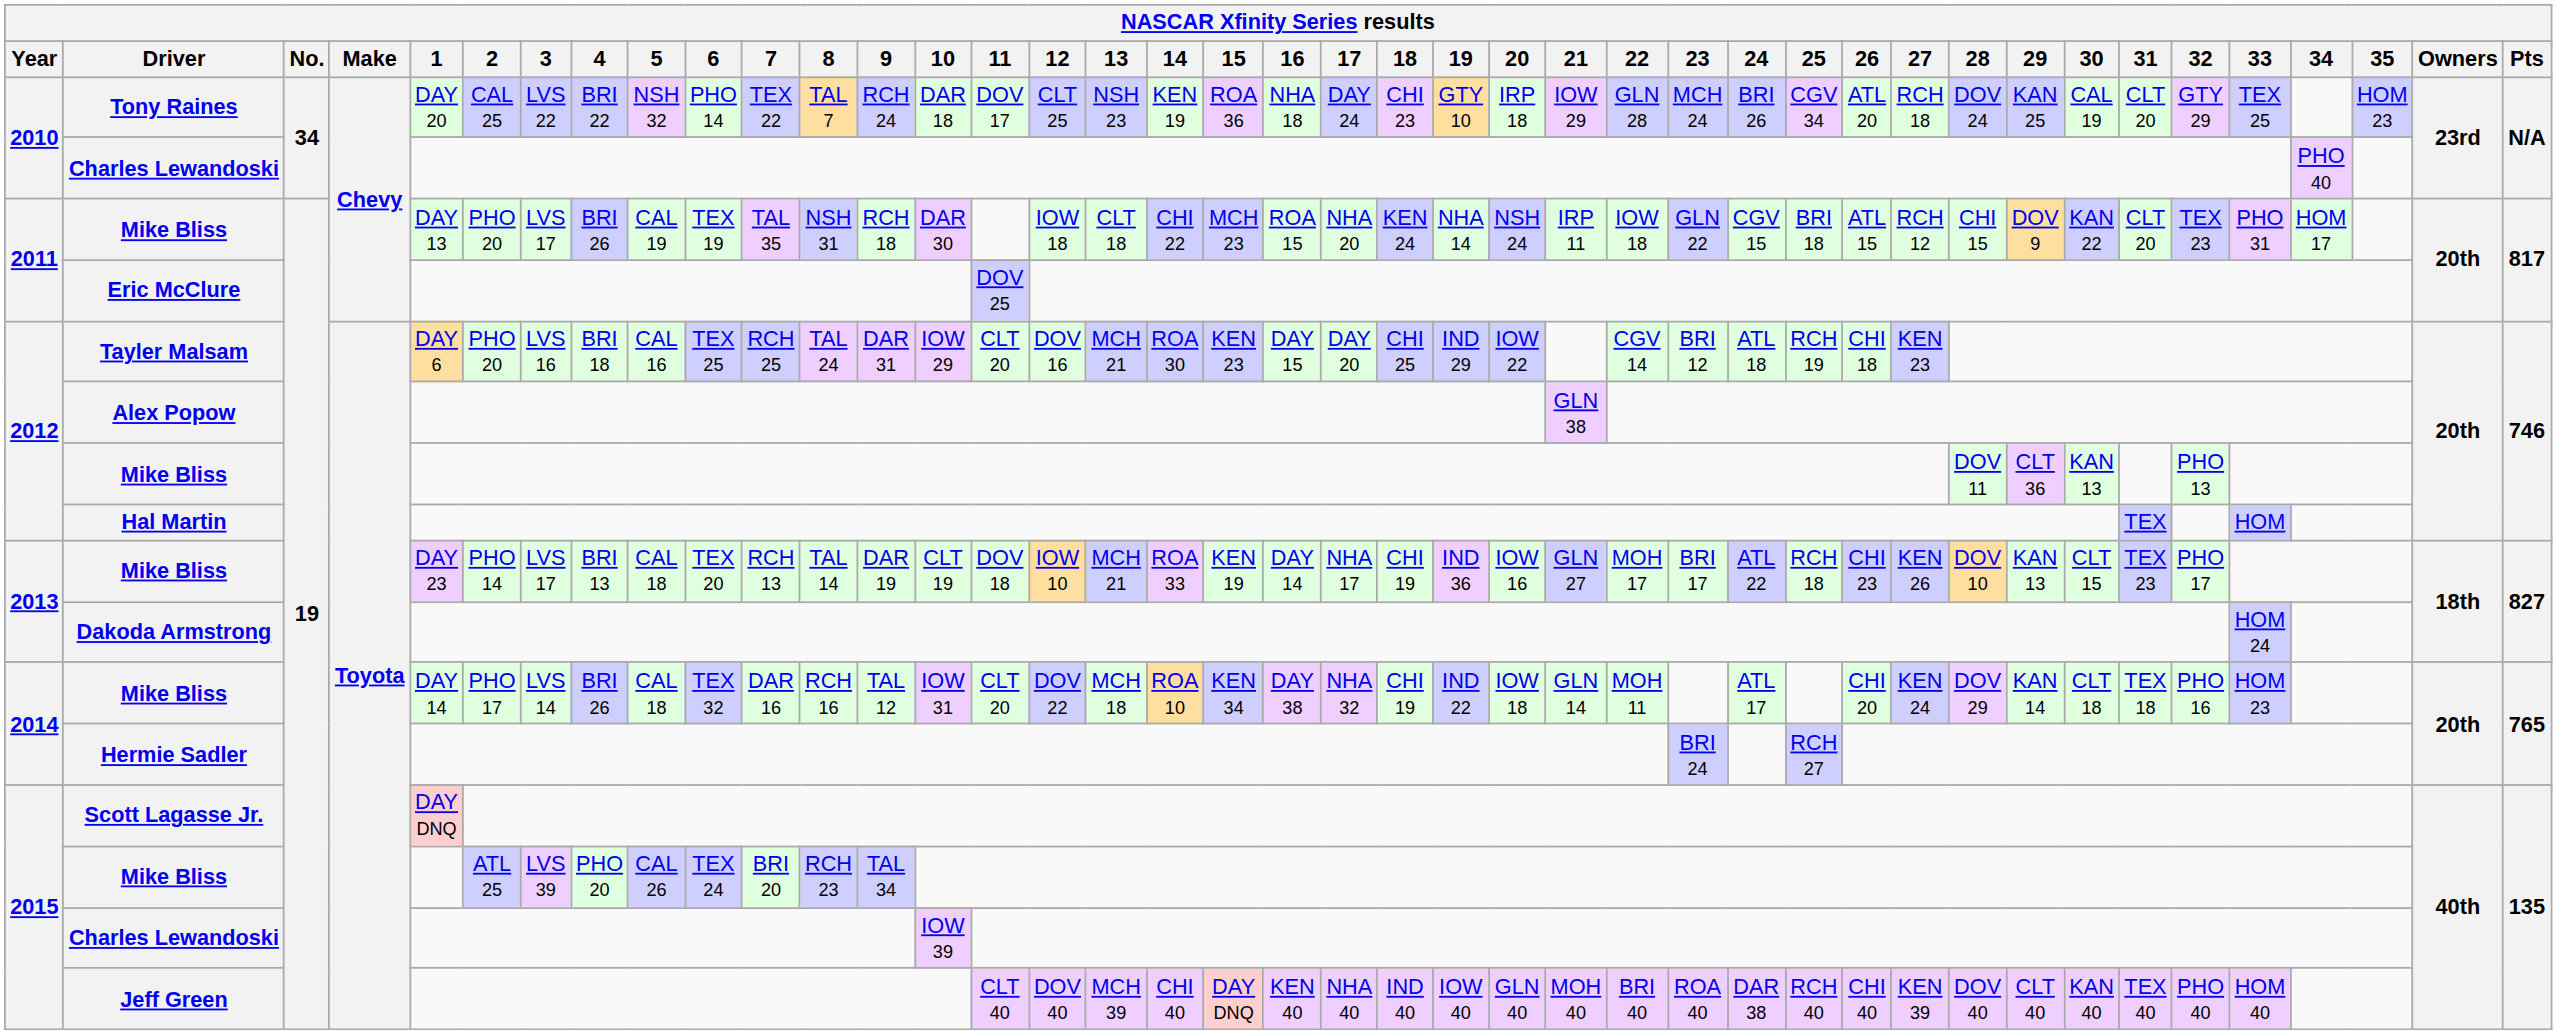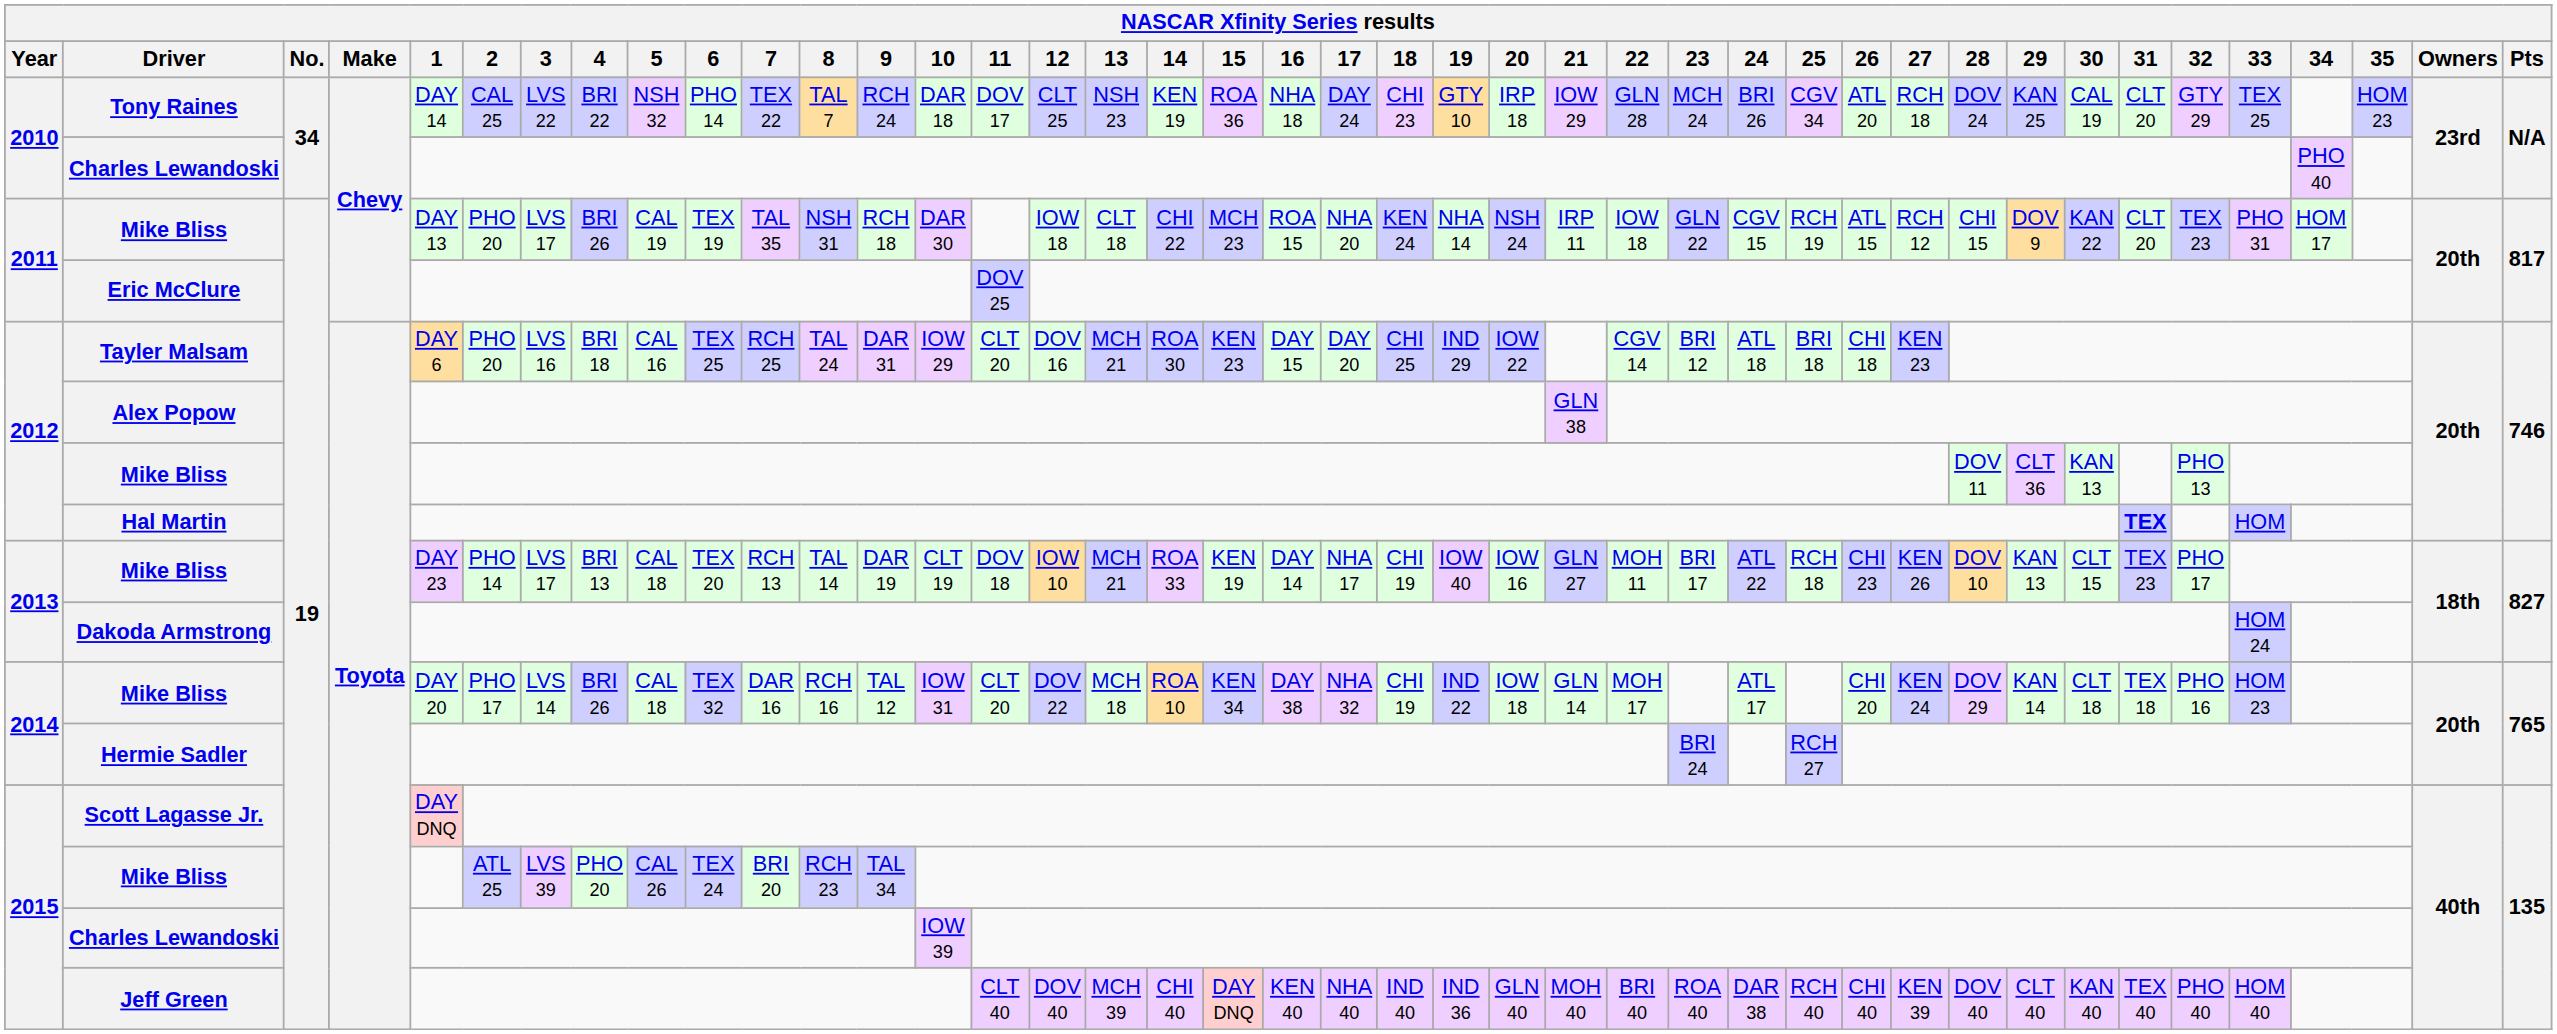(437, 106) DAY 20 -> (437, 106) DAY 14
(1814, 228) BRI 18 -> (1814, 228) RCH 19
(1814, 351) RCH 19 -> (1814, 351) BRI 18
(2145, 522) normal -> (2145, 522) bold
(1461, 570) IND 36 -> (1461, 570) IOW 40
(1637, 570) MOH 17 -> (1637, 570) MOH 11
(437, 692) DAY 14 -> (437, 692) DAY 20
(1637, 692) MOH 11 -> (1637, 692) MOH 17
(1461, 998) IOW 40 -> (1461, 998) IND 36
